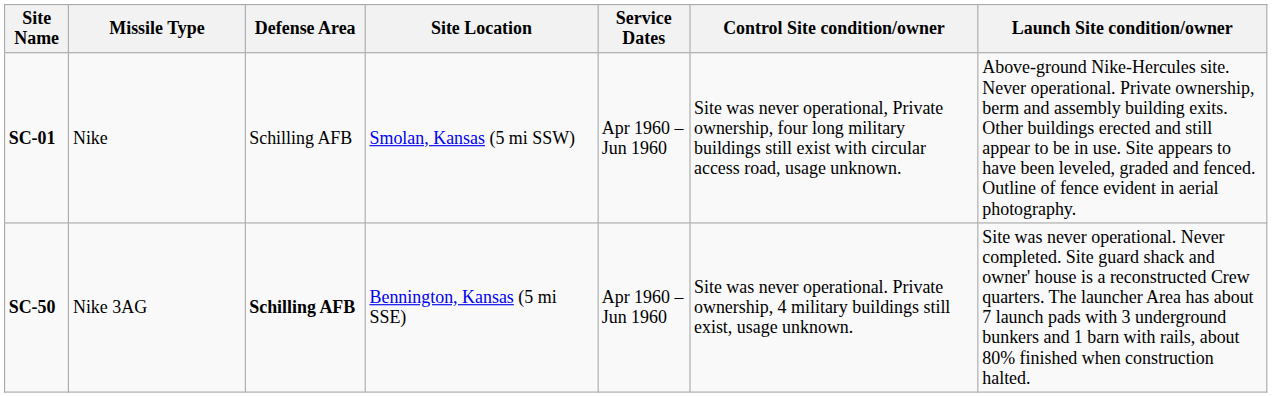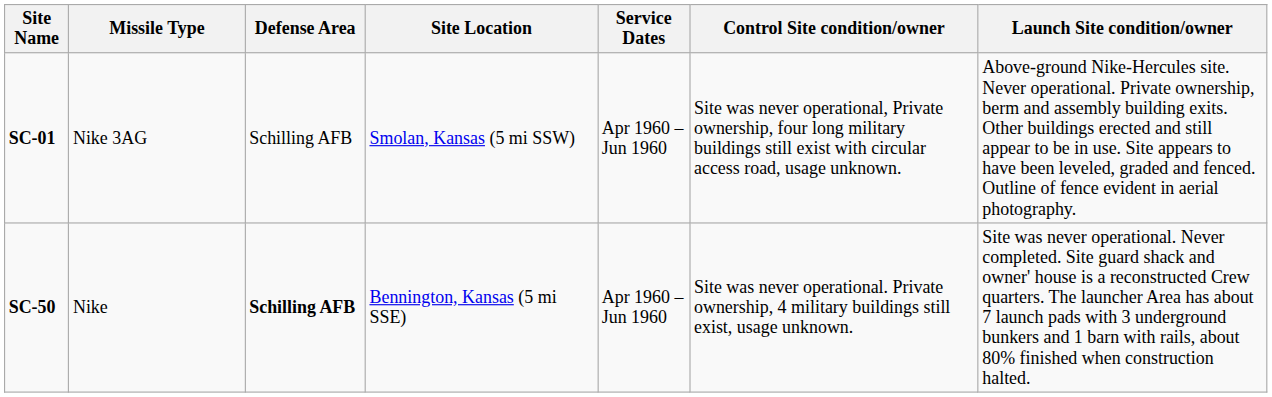(90, 137) Nike -> (110, 137) Nike 3AG
(110, 307) Nike 3AG -> (90, 307) Nike
